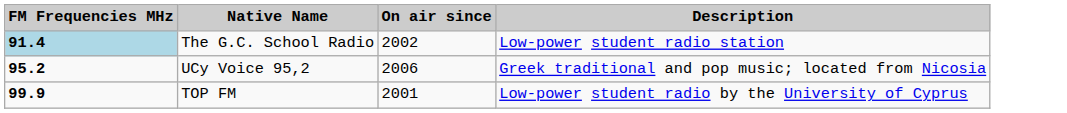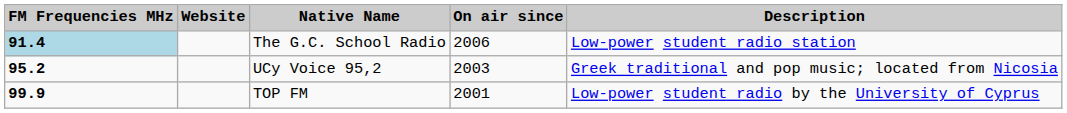+ column: (213, 17)
(400, 43) 2002 -> (472, 43) 2006
(400, 69) 2006 -> (472, 69) 2003
